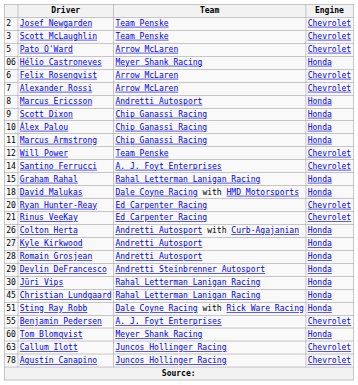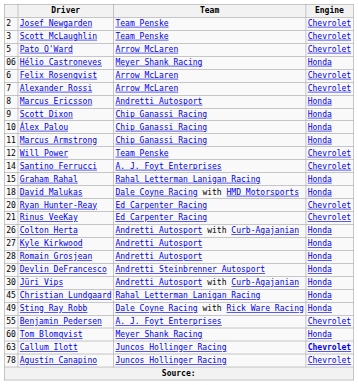(188, 283) Rahal Letterman Lanigan Racing -> (207, 283) Andretti Autosport with Curb-Agajanian
(11, 309) 51 -> (11, 309) 49
(329, 348) normal -> (329, 348) bold
